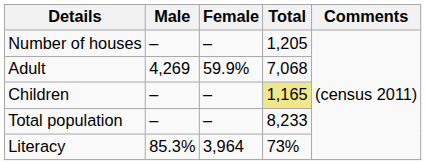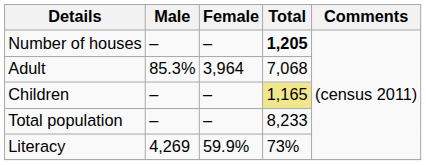(287, 43) normal -> (287, 43) bold
(170, 69) 4,269 -> (172, 69) 85.3%
(226, 69) 59.9% -> (223, 69) 3,964
(172, 146) 85.3% -> (170, 146) 4,269
(223, 146) 3,964 -> (226, 146) 59.9%
